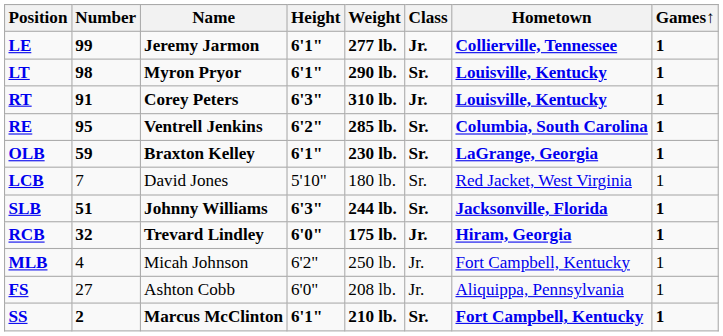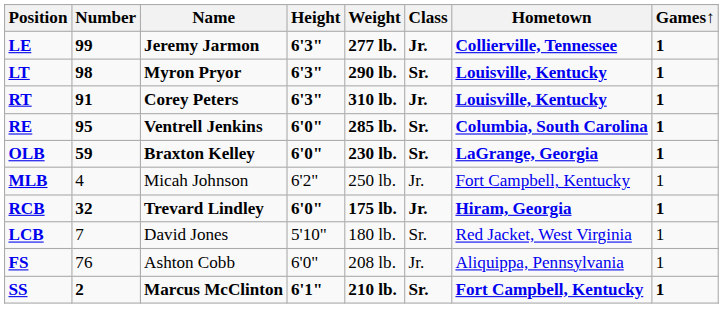(307, 45) 6'1" -> (307, 45) 6'3"
(307, 72) 6'1" -> (307, 72) 6'3"
(307, 126) 6'2" -> (307, 126) 6'0"
(307, 153) 6'1" -> (307, 153) 6'0"
rows swapped: (28, 262) <-> (26, 180)
- row: (25, 208)
(84, 289) 27 -> (84, 262) 76
